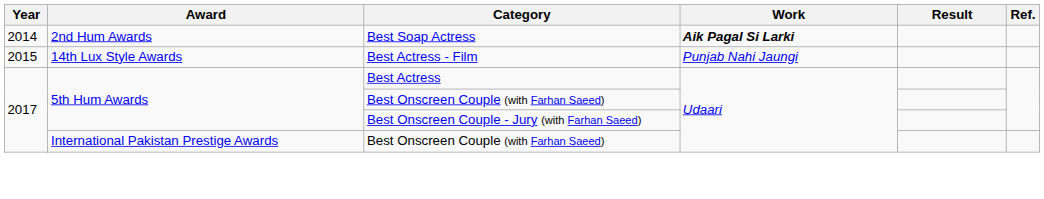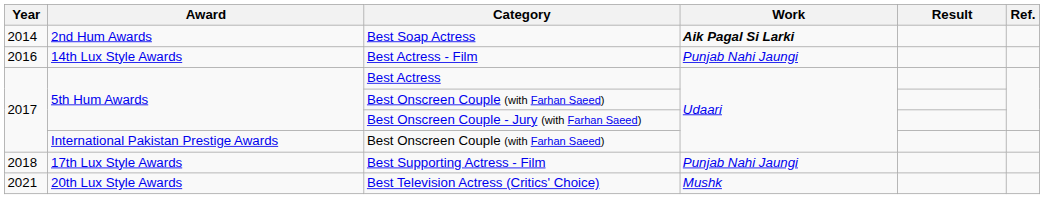(22, 57) 2015 -> (22, 57) 2016
+ row: (117, 162)
+ row: (117, 183)
